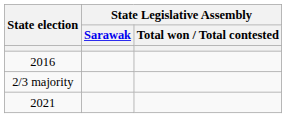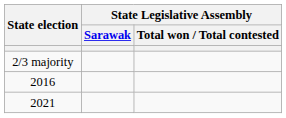rows swapped: (43, 82) <-> (43, 61)
